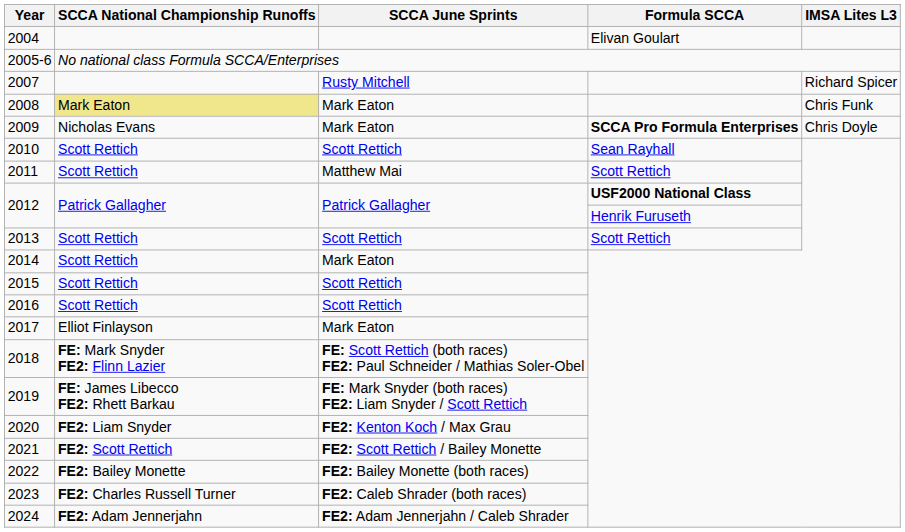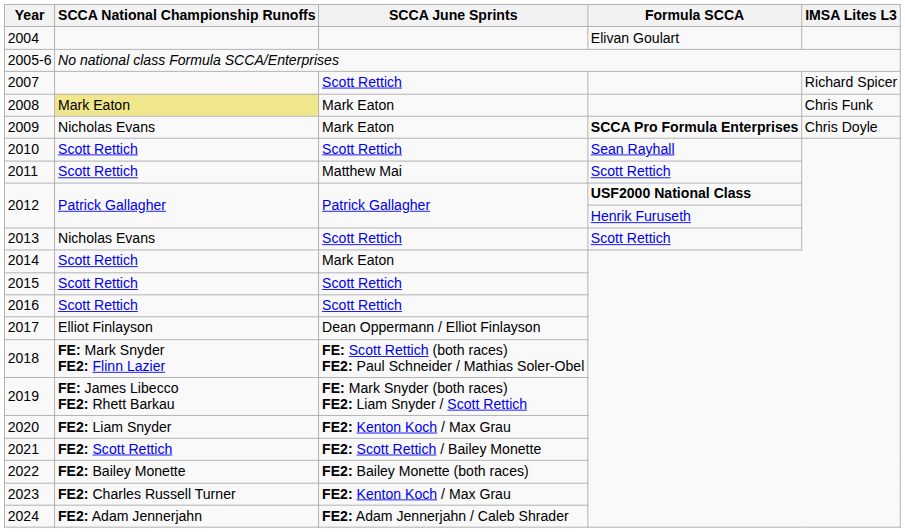(366, 82) Rusty Mitchell -> (362, 82) Scott Rettich
(98, 238) Scott Rettich -> (107, 238) Nicholas Evans
(358, 328) Mark Eaton -> (431, 328) Dean Oppermann / Elliot Finlayson
(424, 493) FE2: Caleb Shrader (both races) -> (416, 493) FE2: Kenton Koch / Max Grau
